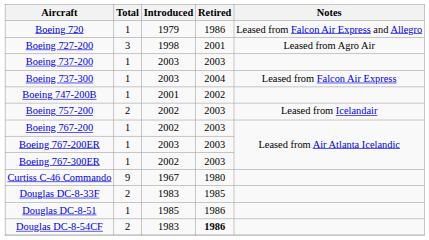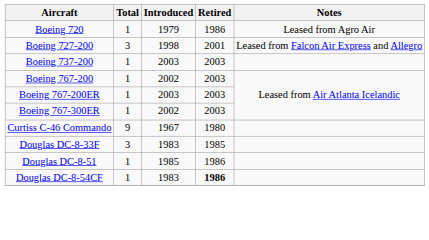(329, 29) Leased from Falcon Air Express and Allegro -> (329, 29) Leased from Agro Air
(329, 45) Leased from Agro Air -> (329, 45) Leased from Falcon Air Express and Allegro
- row: (59, 78)
- row: (59, 95)
- row: (59, 111)
(128, 194) 2 -> (128, 144) 3
(128, 227) 2 -> (128, 177) 1
